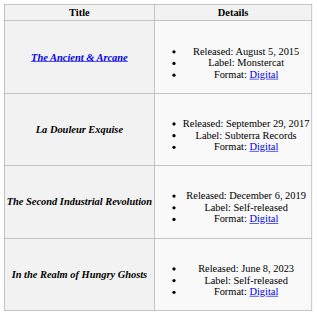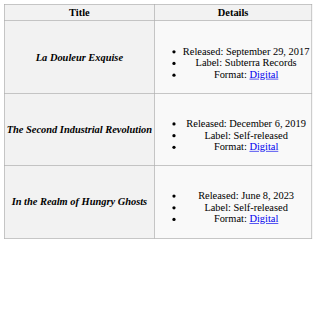- row: (79, 57)
